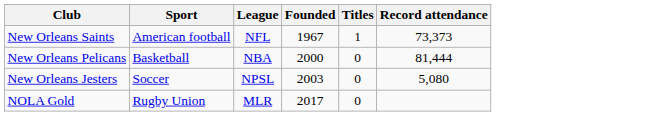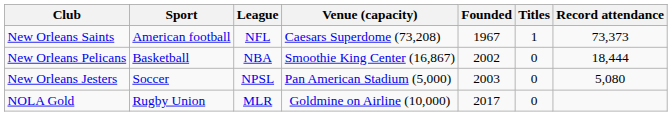+ column: (370, 15)
(310, 57) 2000 -> (487, 57) 2002
(434, 57) 81,444 -> (610, 57) 18,444
